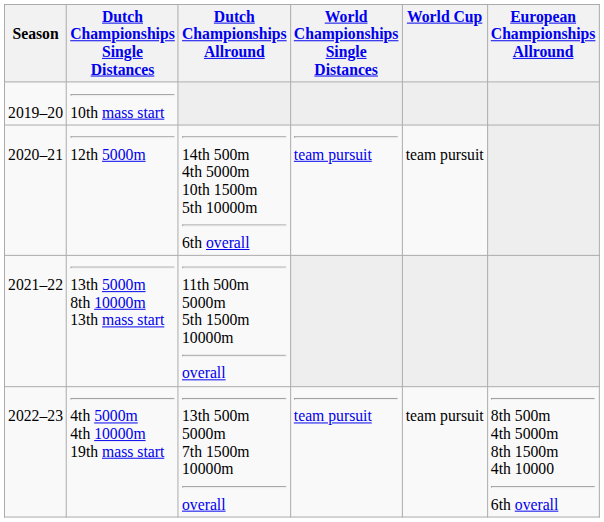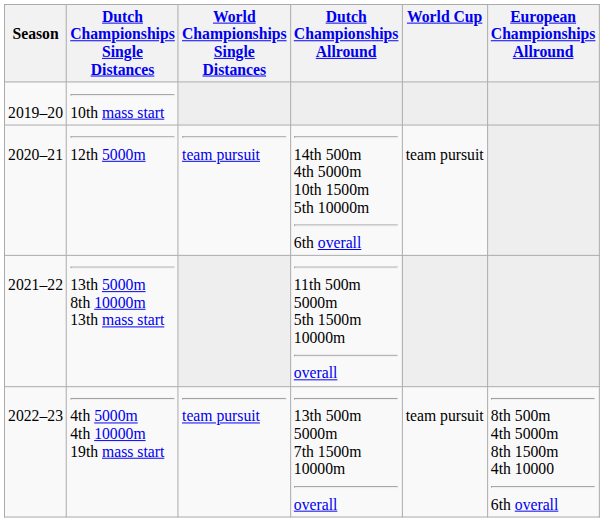columns swapped: (234, 34) <-> (346, 43)
